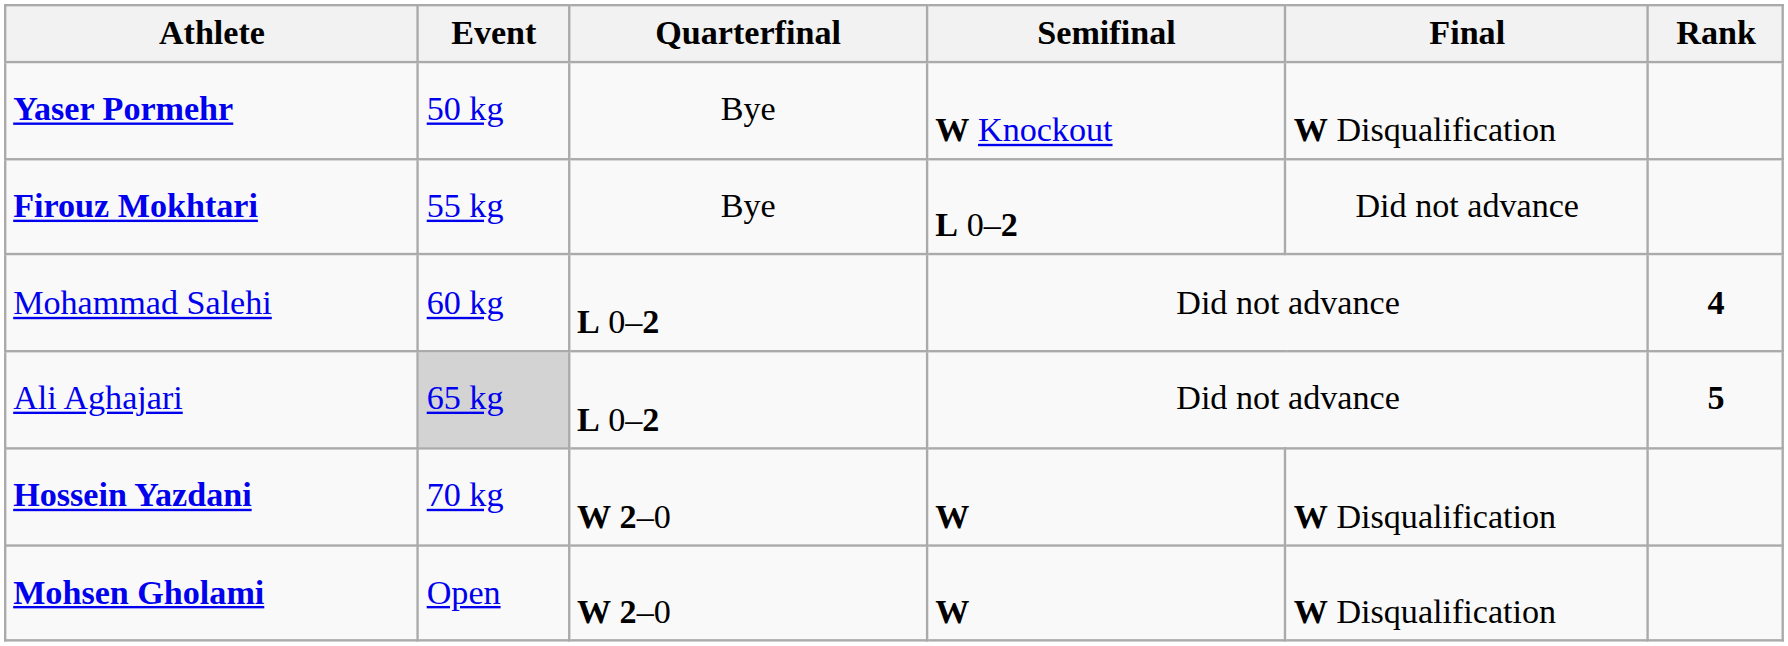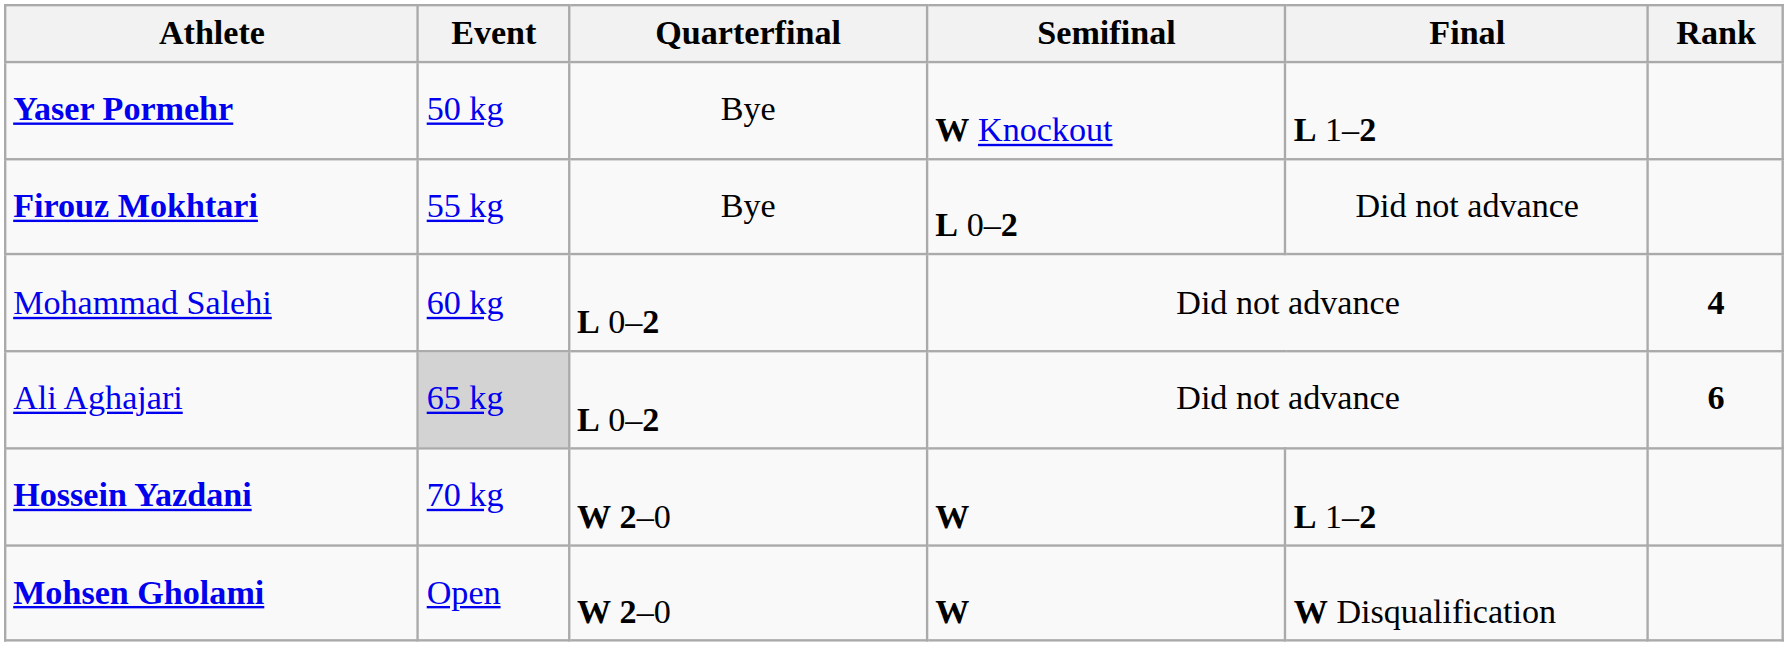(1425, 129) W Disqualification -> (1335, 129) L 1–2
(1716, 399) 5 -> (1716, 399) 6
(1425, 515) W Disqualification -> (1335, 515) L 1–2
